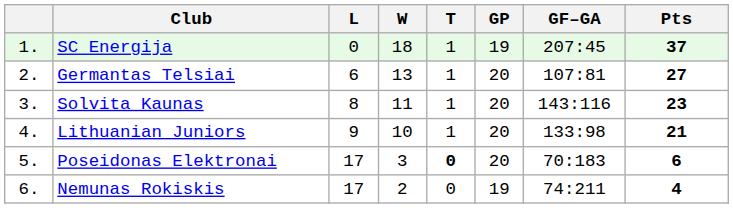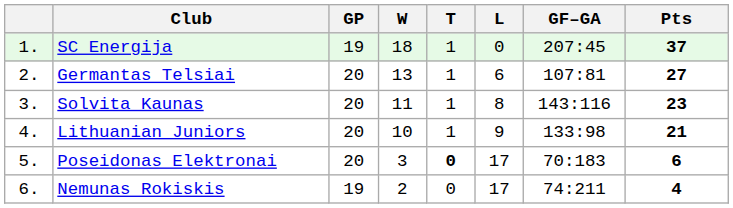columns swapped: (499, 19) <-> (354, 19)
